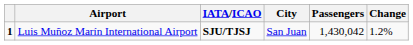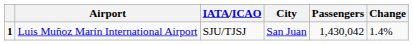(227, 31) bold -> (224, 31) normal
(381, 31) 1.2% -> (381, 31) 1.4%
